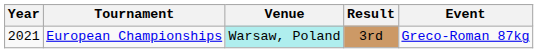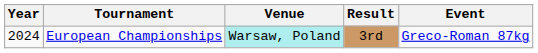(24, 37) 2021 -> (24, 37) 2024
